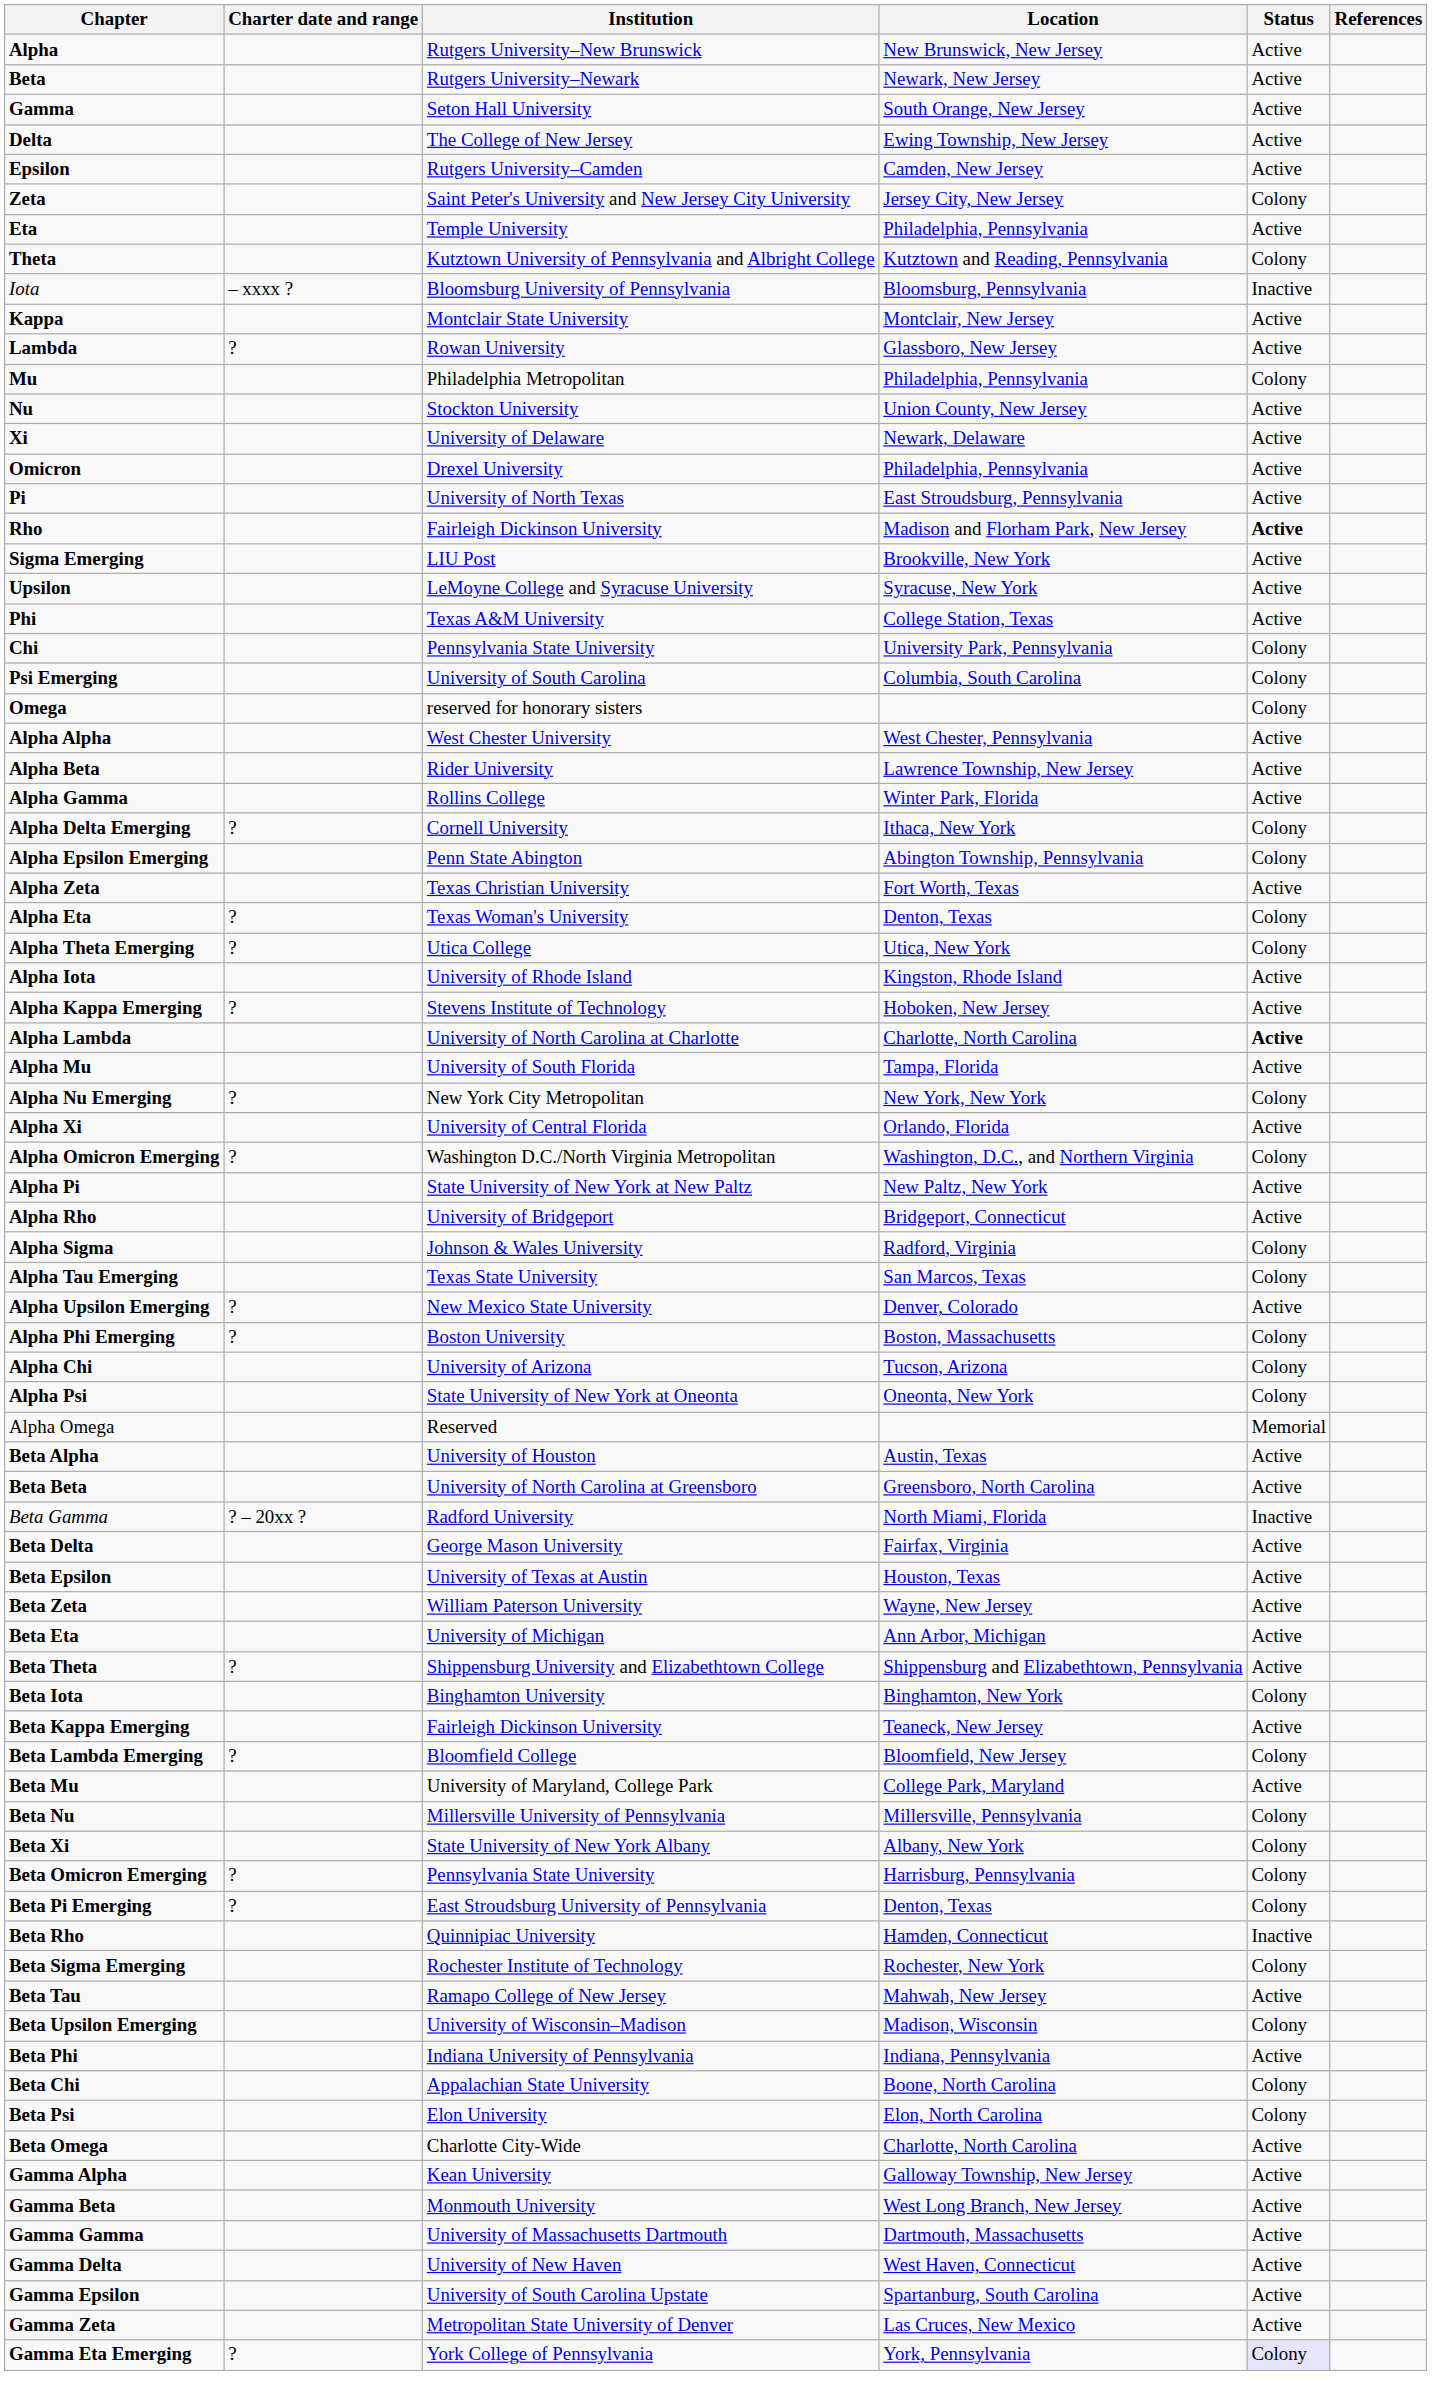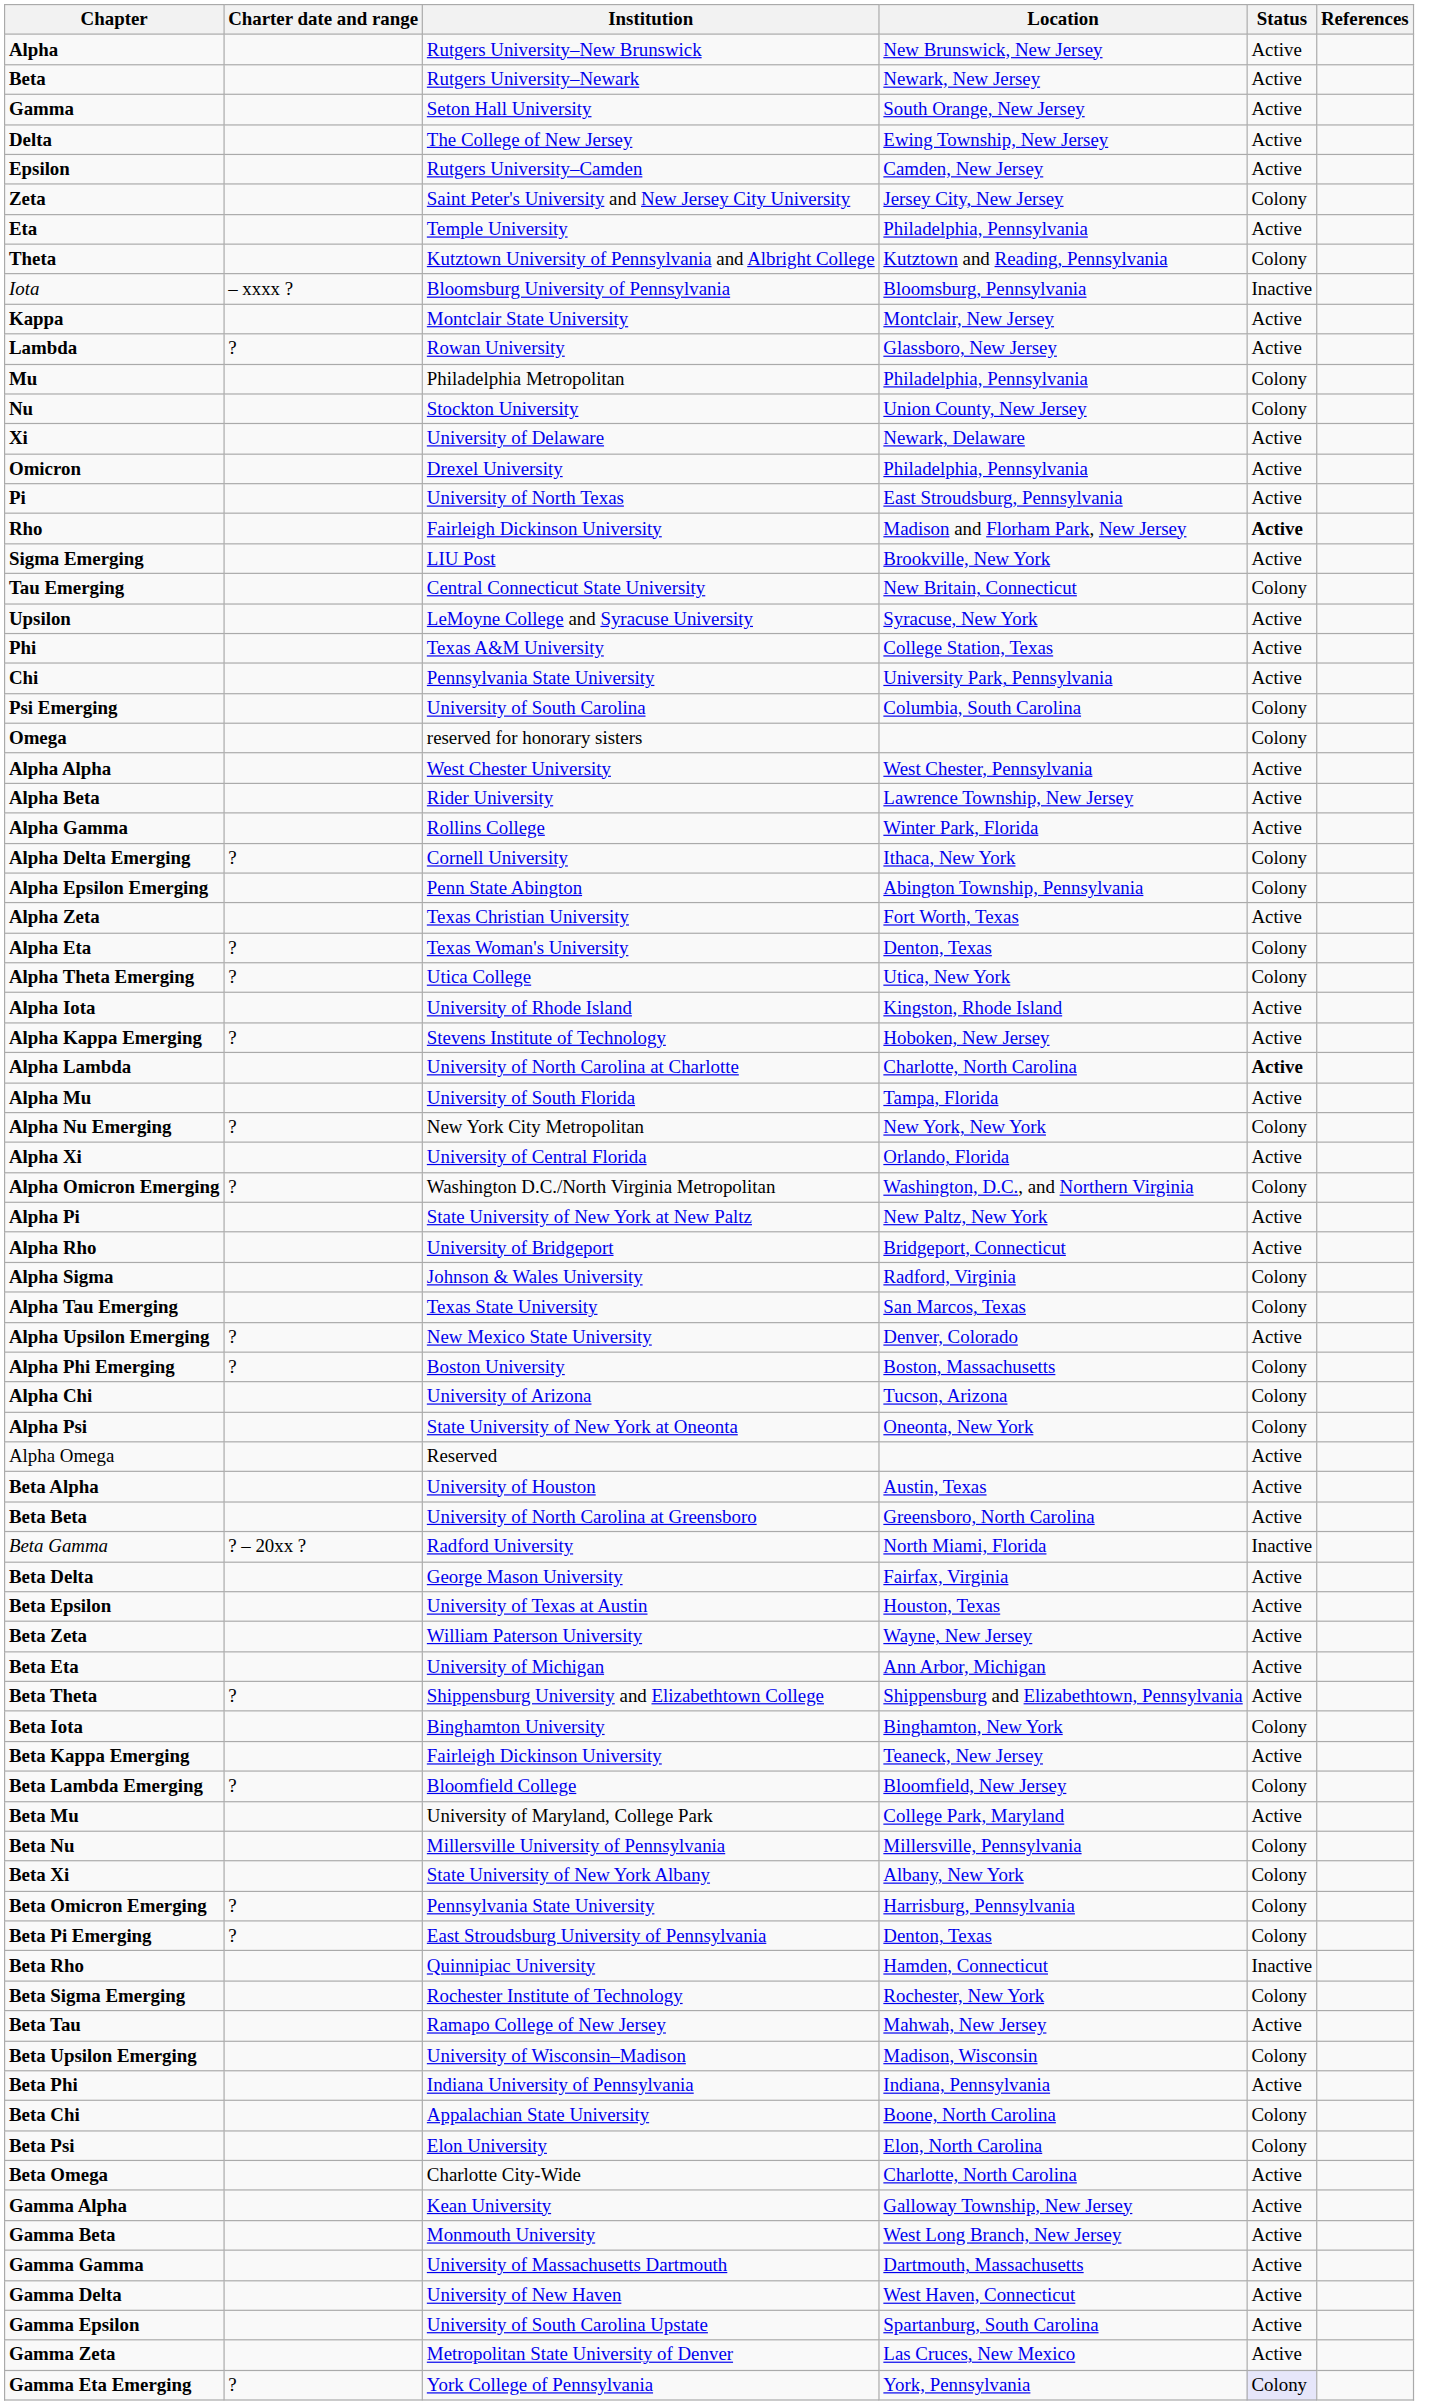(1277, 408) Active -> (1279, 408) Colony
+ row: (67, 588)
(1279, 648) Colony -> (1277, 678) Active
(1289, 1426) Memorial -> (1277, 1456) Active
